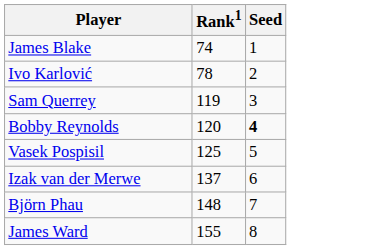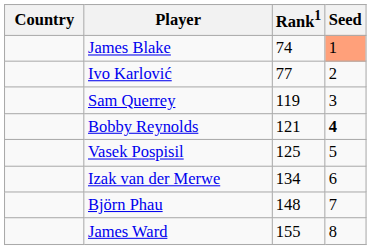+ column: (44, 19)
(253, 48) no background -> (333, 48) lightsalmon background
(204, 74) 78 -> (284, 74) 77
(209, 126) 120 -> (288, 126) 121
(209, 178) 137 -> (288, 178) 134
